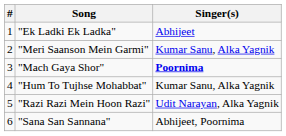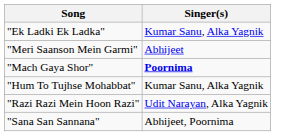- column: (10, 13)
(175, 31) Abhijeet -> (204, 31) Kumar Sanu, Alka Yagnik
(215, 49) Kumar Sanu, Alka Yagnik -> (164, 49) Abhijeet
